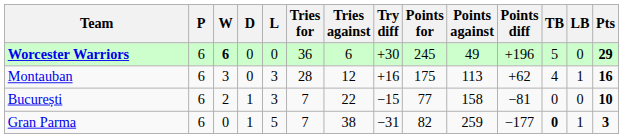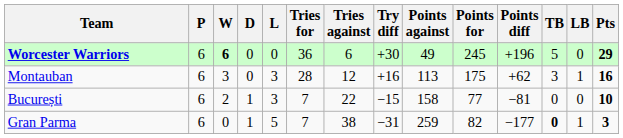columns swapped: (425, 23) <-> (472, 23)
(554, 76) 4 -> (554, 76) 3
